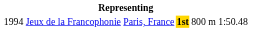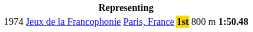(14, 21) 1994 -> (14, 21) 1974
(233, 21) normal -> (233, 21) bold
